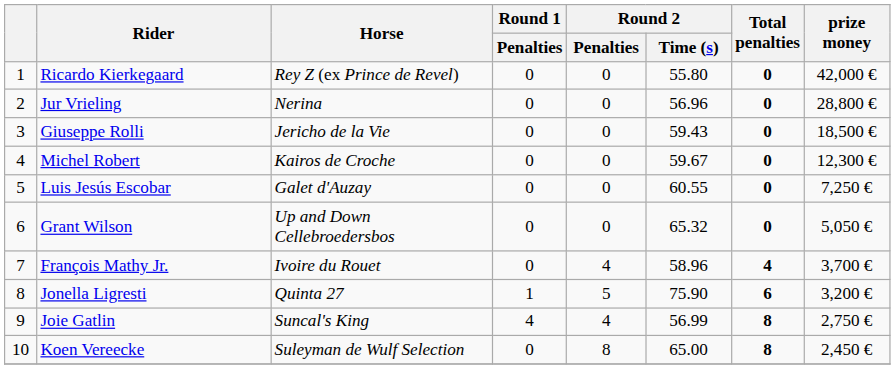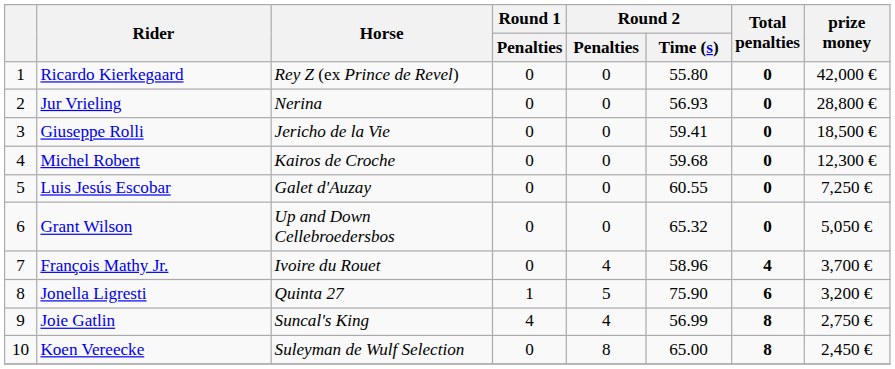(689, 103) 56.96 -> (689, 103) 56.93
(689, 132) 59.43 -> (689, 132) 59.41
(689, 160) 59.67 -> (689, 160) 59.68
